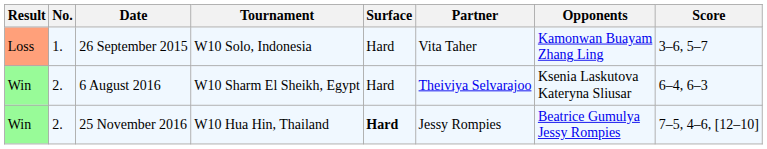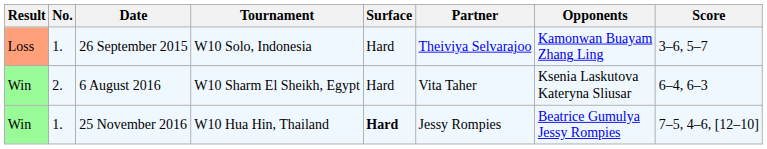(448, 46) Vita Taher -> (475, 46) Theiviya Selvarajoo
(475, 84) Theiviya Selvarajoo -> (448, 84) Vita Taher
(57, 123) 2. -> (57, 123) 1.
